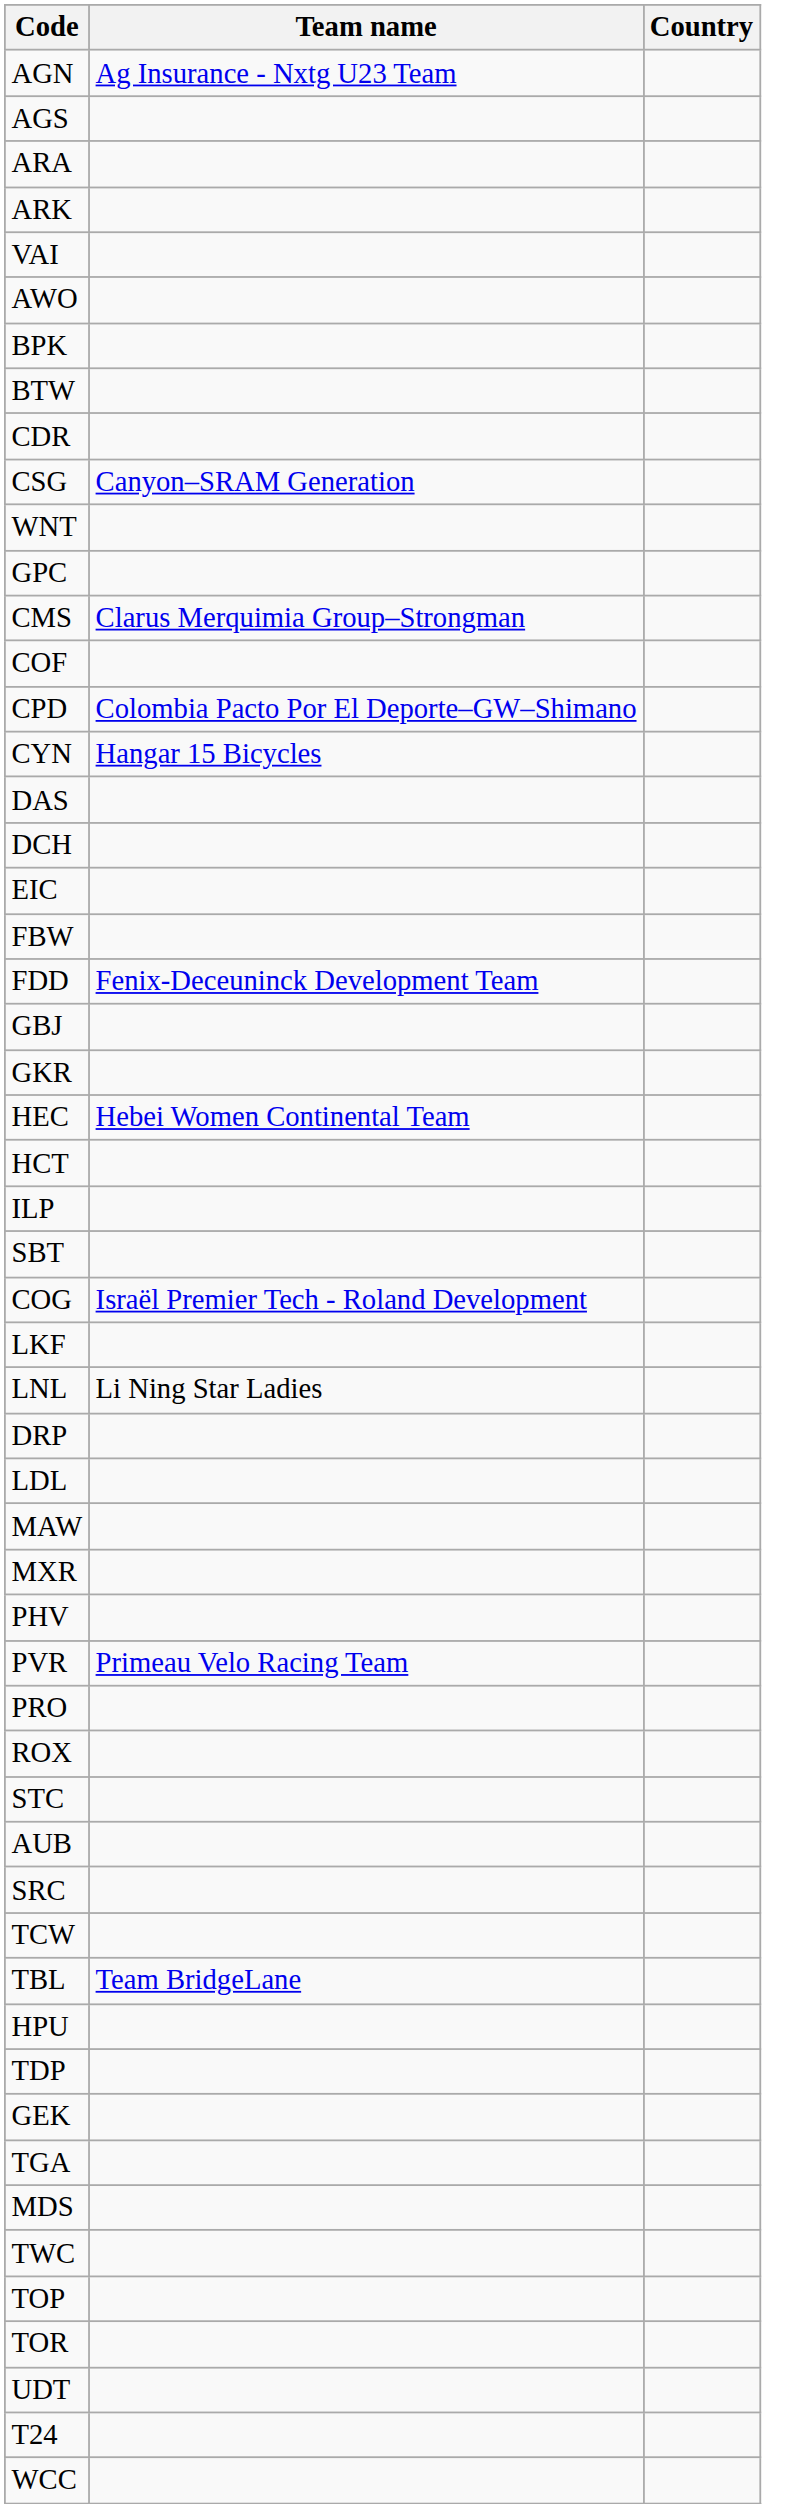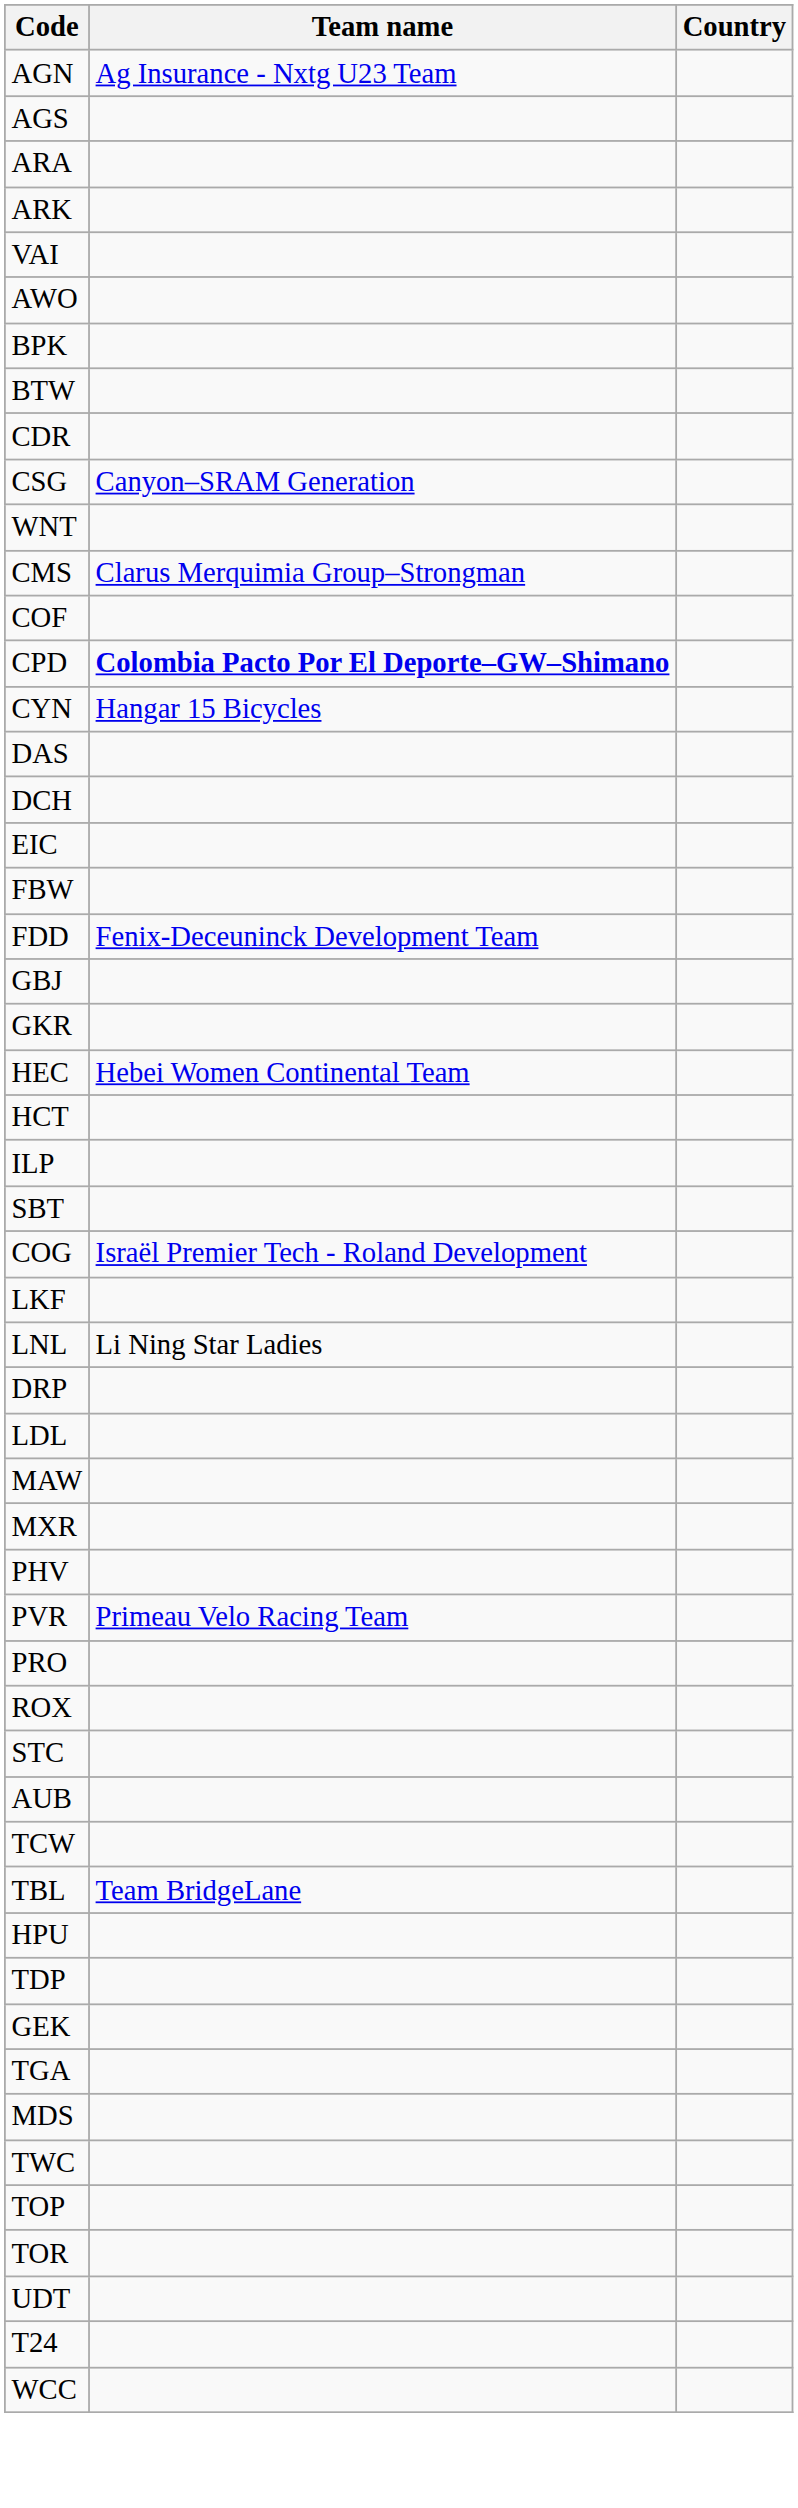- row: (39, 572)
(366, 708) normal -> (383, 663) bold
- row: (39, 1889)
